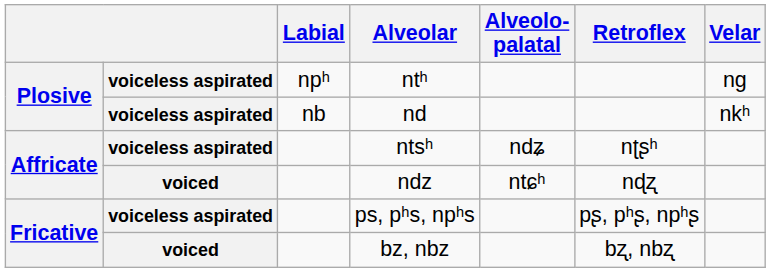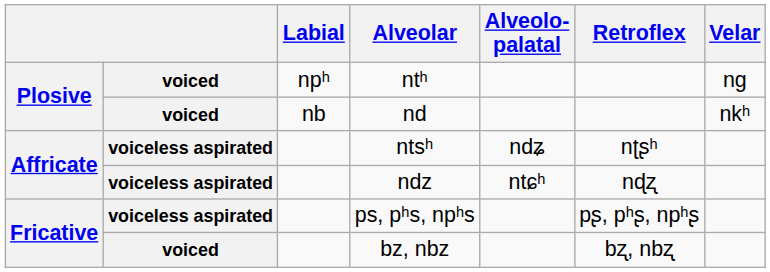(191, 80) voiceless aspirated -> (191, 80) voiced
(191, 114) voiceless aspirated -> (191, 114) voiced
(191, 182) voiced -> (191, 182) voiceless aspirated
